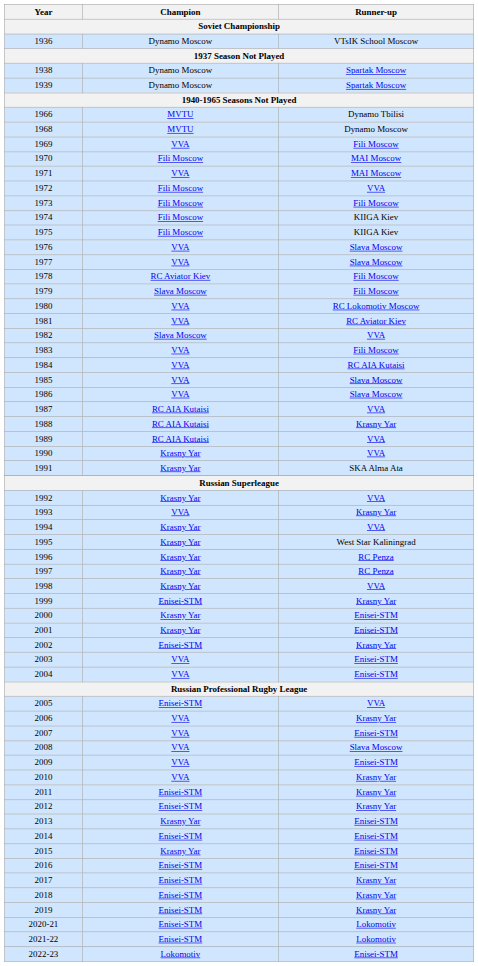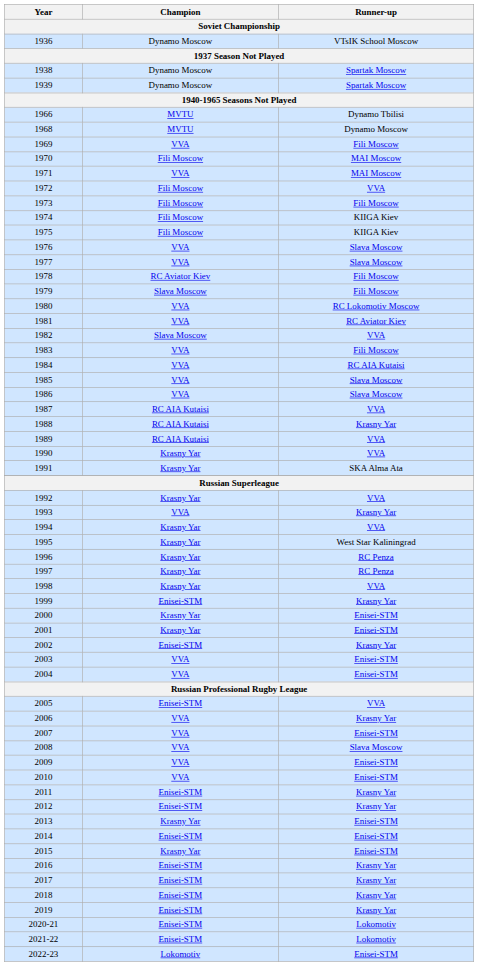(376, 777) Krasny Yar -> (376, 777) Enisei-STM
(376, 866) Enisei-STM -> (376, 866) Krasny Yar
